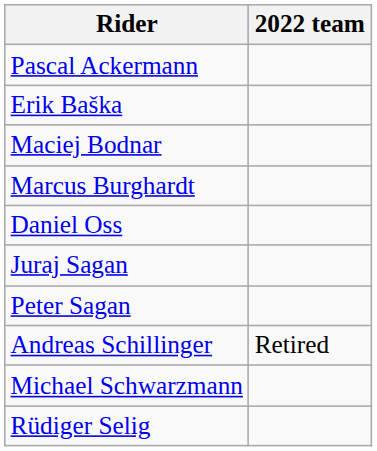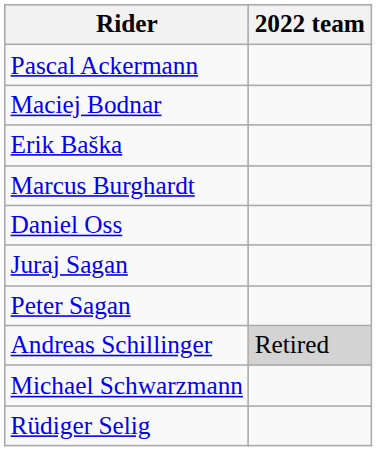rows swapped: (66, 104) <-> (86, 144)
(292, 345) no background -> (292, 345) lightgrey background
